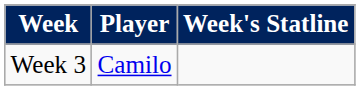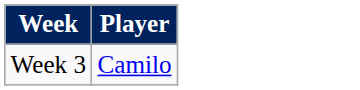- column: (266, 24)
